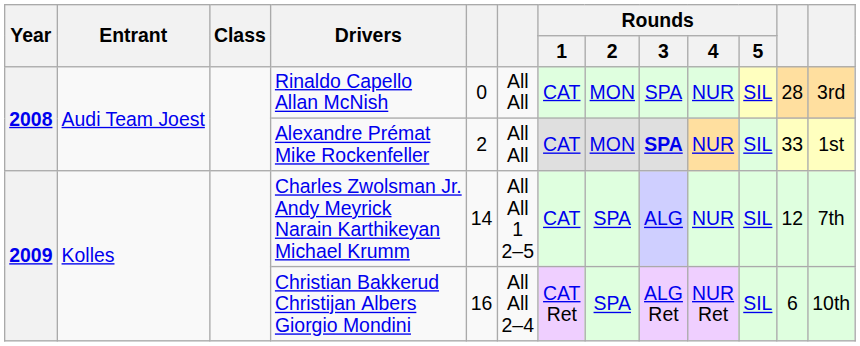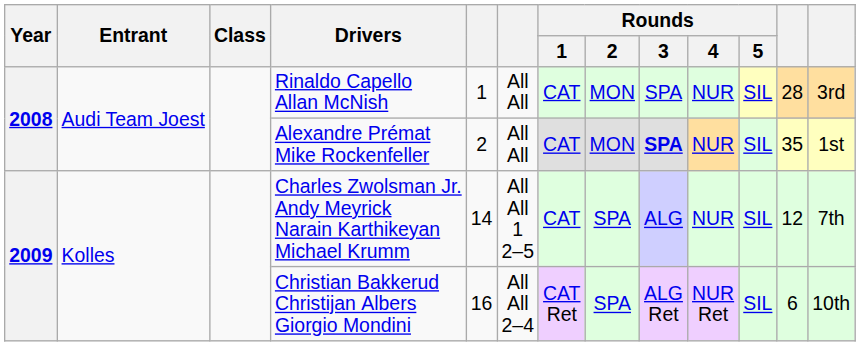(482, 93) 0 -> (482, 93) 1
(792, 145) 33 -> (792, 145) 35
